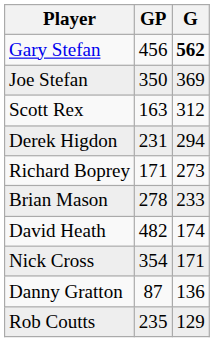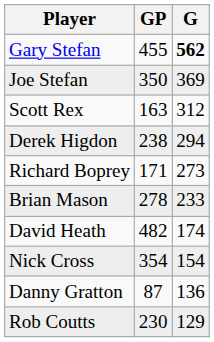(153, 49) 456 -> (153, 49) 455
(153, 140) 231 -> (153, 140) 238
(190, 261) 171 -> (190, 261) 154
(153, 321) 235 -> (153, 321) 230
